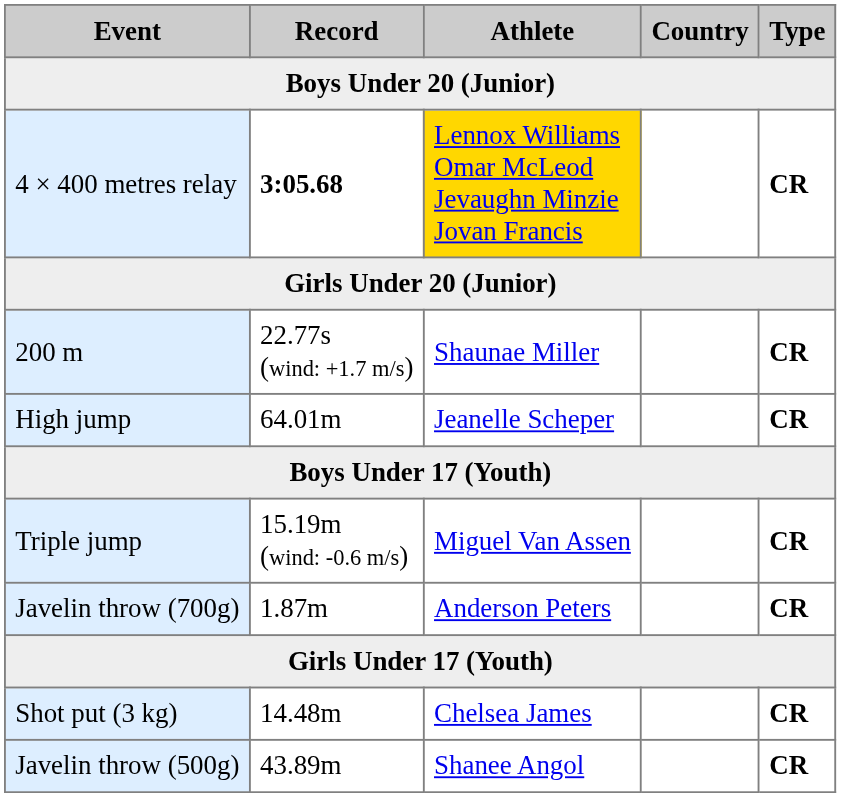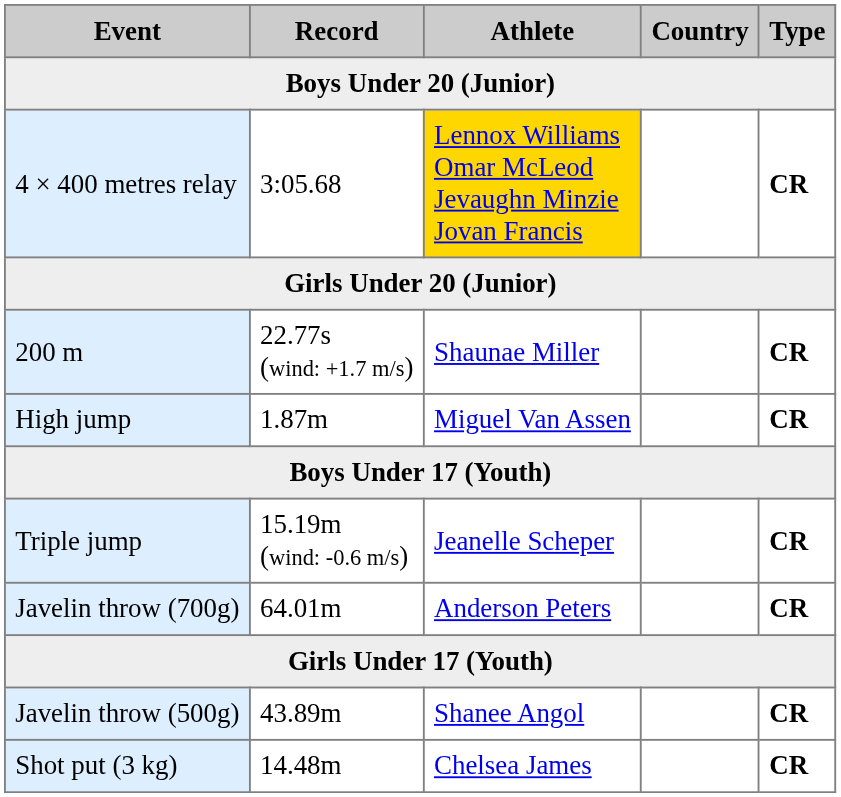(302, 183) bold -> (301, 183) normal
(301, 419) 64.01m -> (294, 419) 1.87m
(524, 419) Jeanelle Scheper -> (532, 419) Miguel Van Assen
(532, 540) Miguel Van Assen -> (524, 540) Jeanelle Scheper
(294, 608) 1.87m -> (301, 608) 64.01m
rows swapped: (96, 713) <-> (127, 765)
